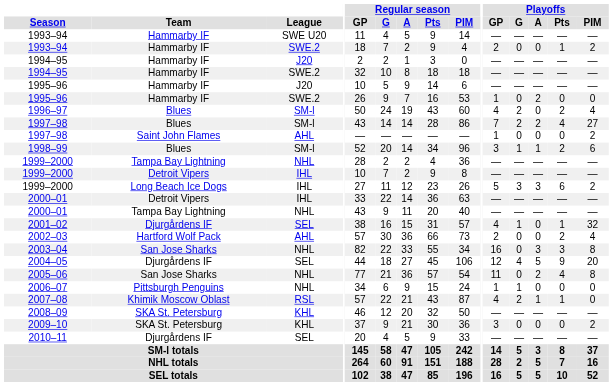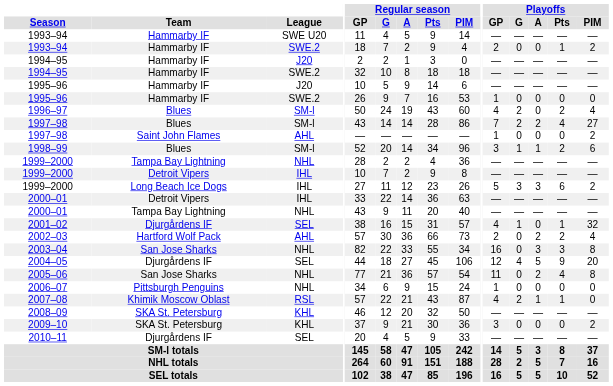(538, 98) 2 -> (538, 98) 0
(538, 237) 0 -> (538, 237) 2
(519, 287) 1 -> (519, 287) 0
